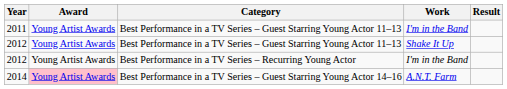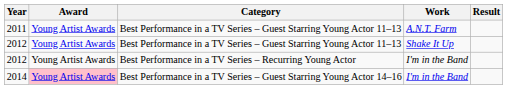(437, 28) I'm in the Band -> (431, 28) A.N.T. Farm
(431, 76) A.N.T. Farm -> (437, 76) I'm in the Band
